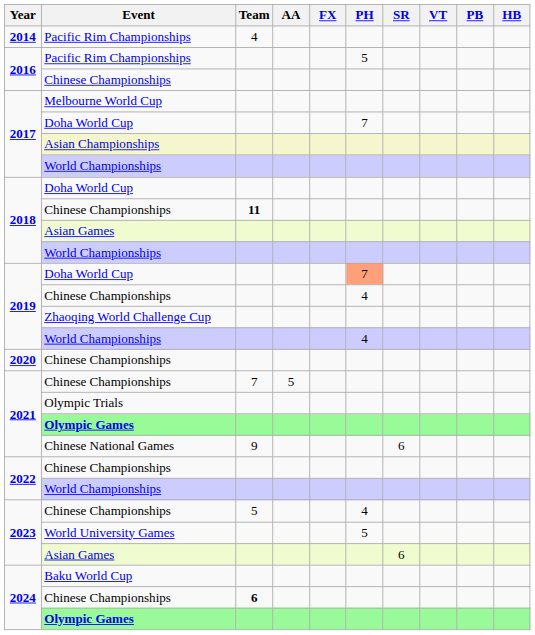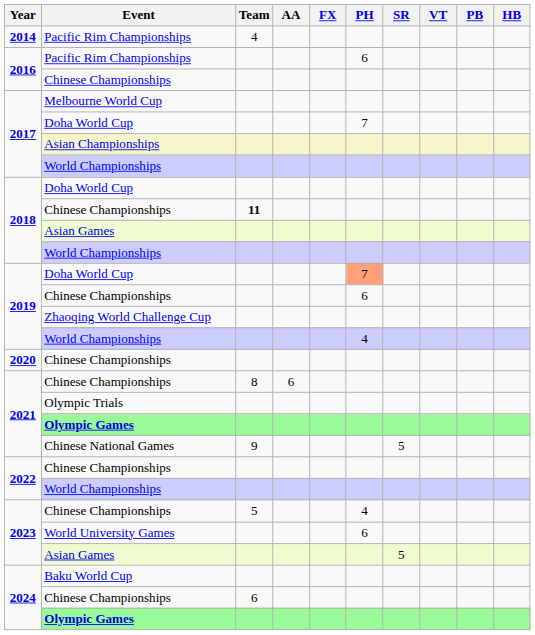(365, 58) 5 -> (365, 58) 6
(365, 295) 4 -> (365, 295) 6
(254, 381) 7 -> (254, 381) 8
(291, 381) 5 -> (291, 381) 6
(401, 446) 6 -> (401, 446) 5
(365, 532) 5 -> (365, 532) 6
(401, 554) 6 -> (401, 554) 5
(254, 597) bold -> (254, 597) normal
